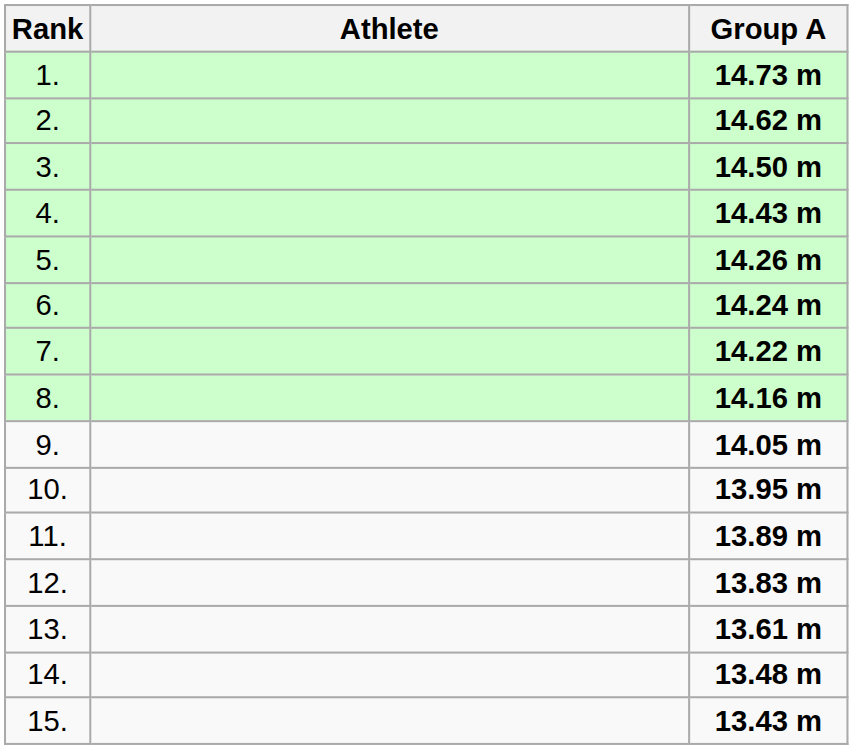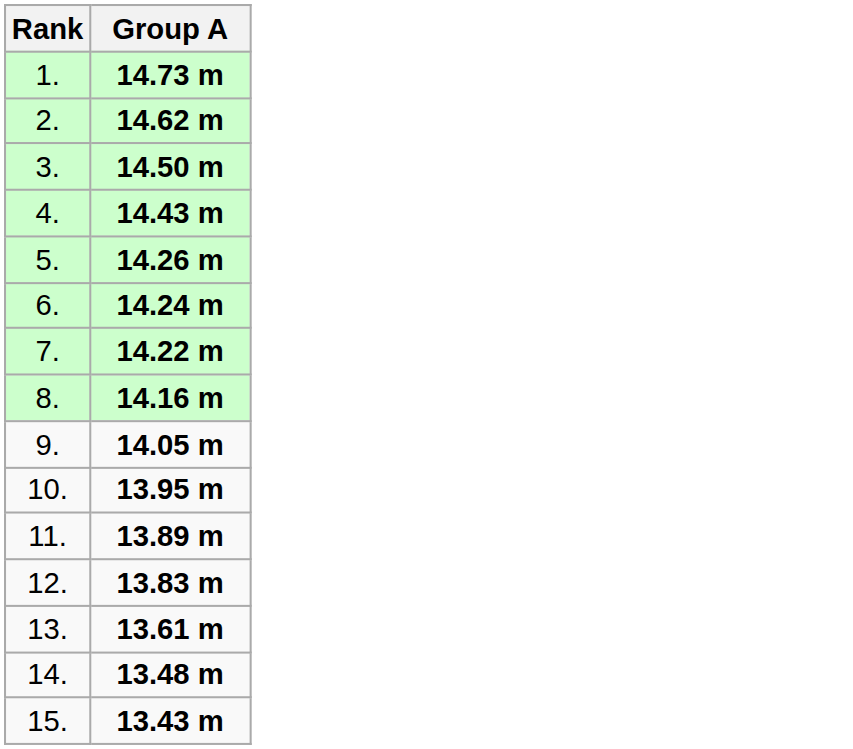- column: (389, 28)
